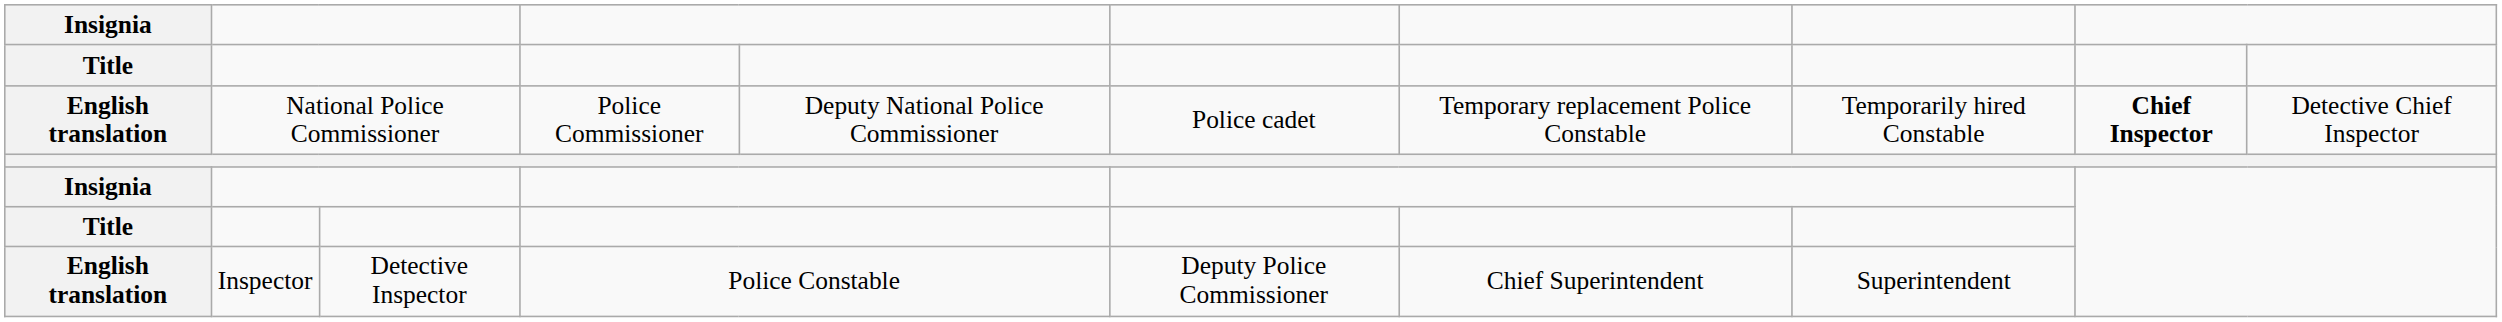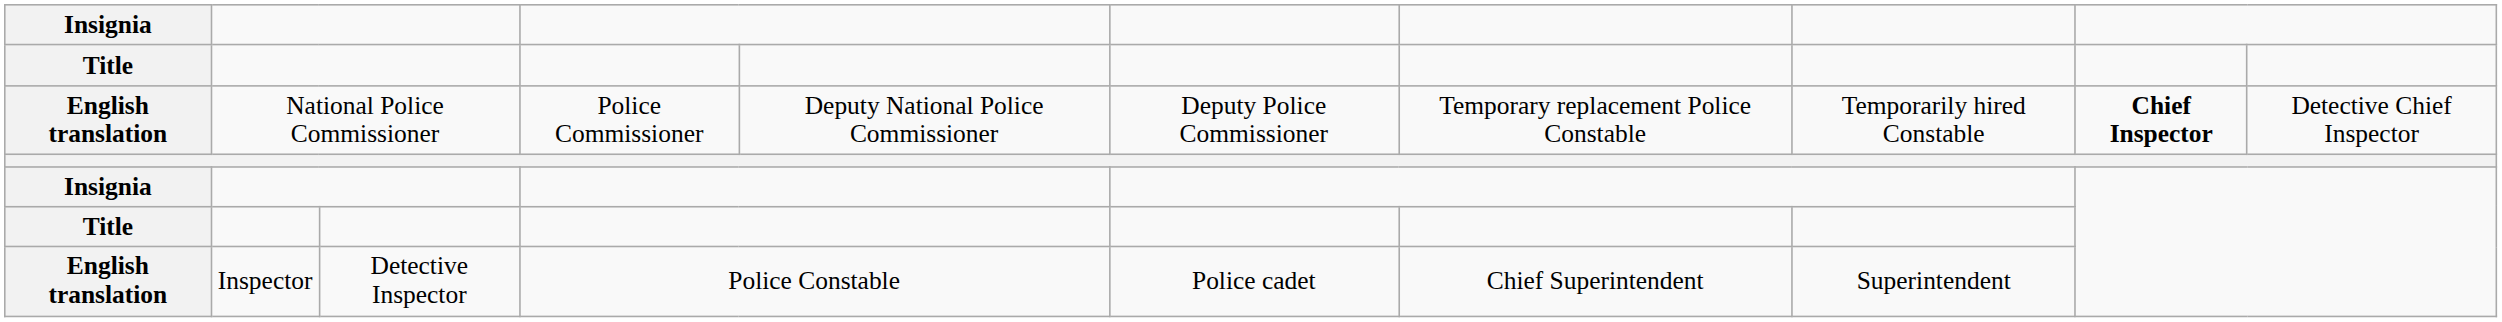(1254, 119) Police cadet -> (1254, 119) Deputy Police Commissioner
(1254, 281) Deputy Police Commissioner -> (1254, 281) Police cadet
